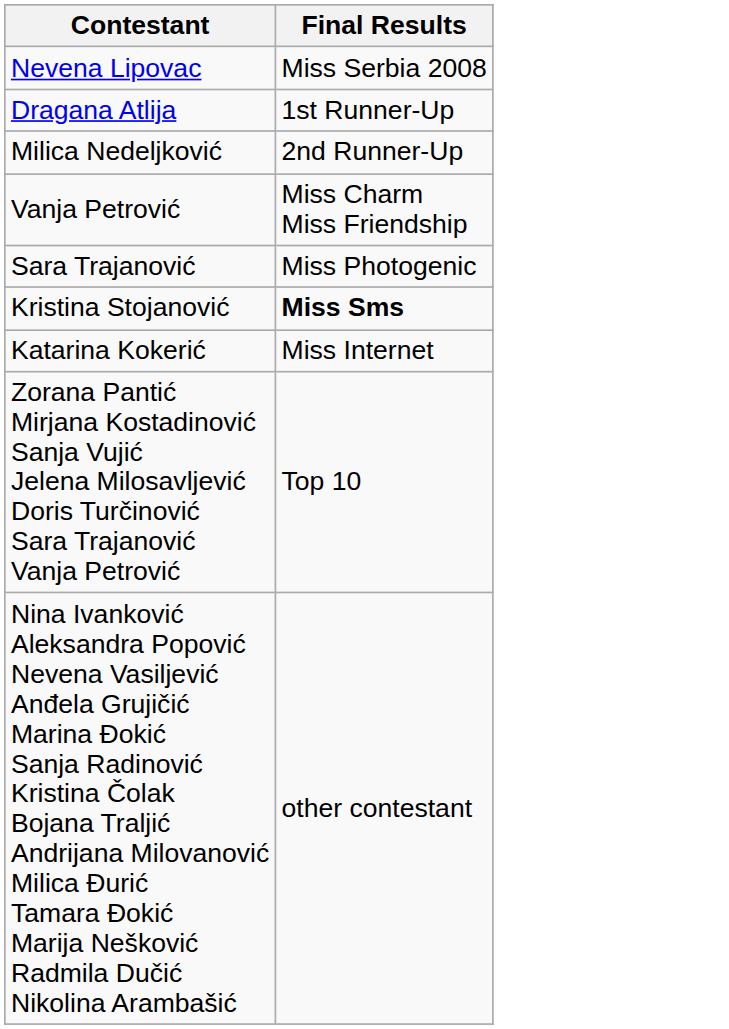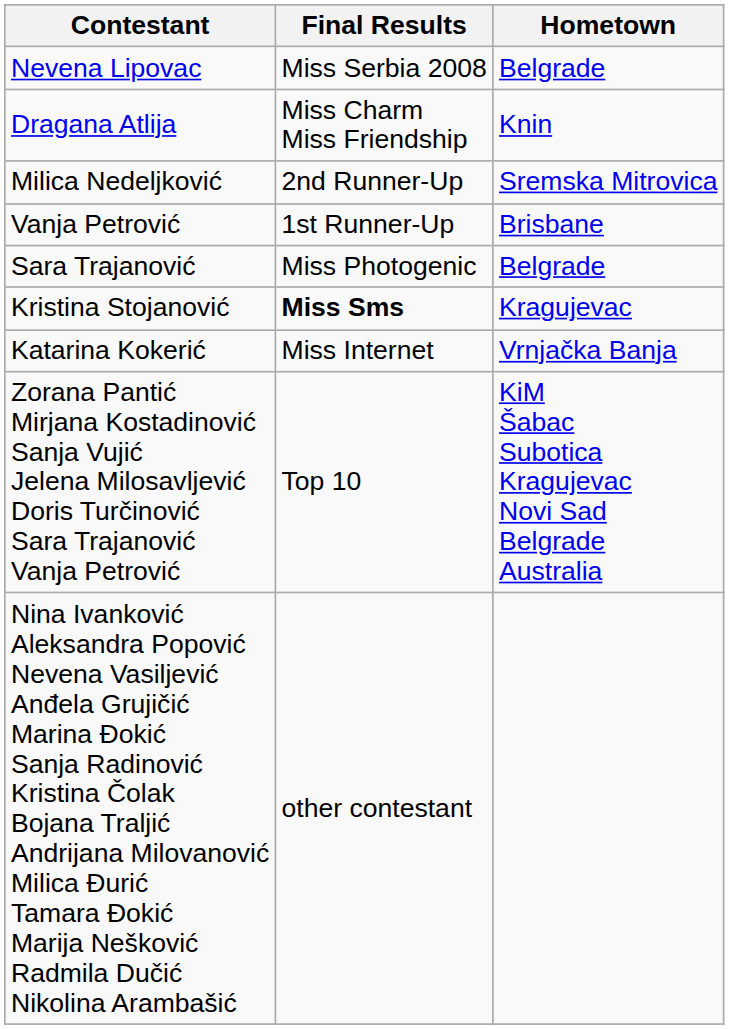+ column: (608, 25)
(368, 109) 1st Runner-Up -> (375, 124) Miss Charm Miss Friendship
(375, 208) Miss Charm Miss Friendship -> (368, 223) 1st Runner-Up
